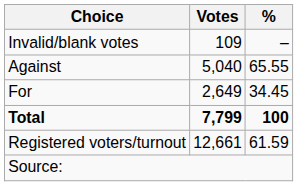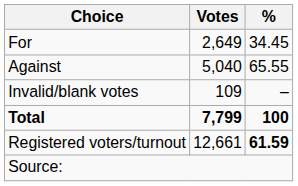rows swapped: (20, 92) <-> (73, 42)
(269, 142) normal -> (269, 142) bold
